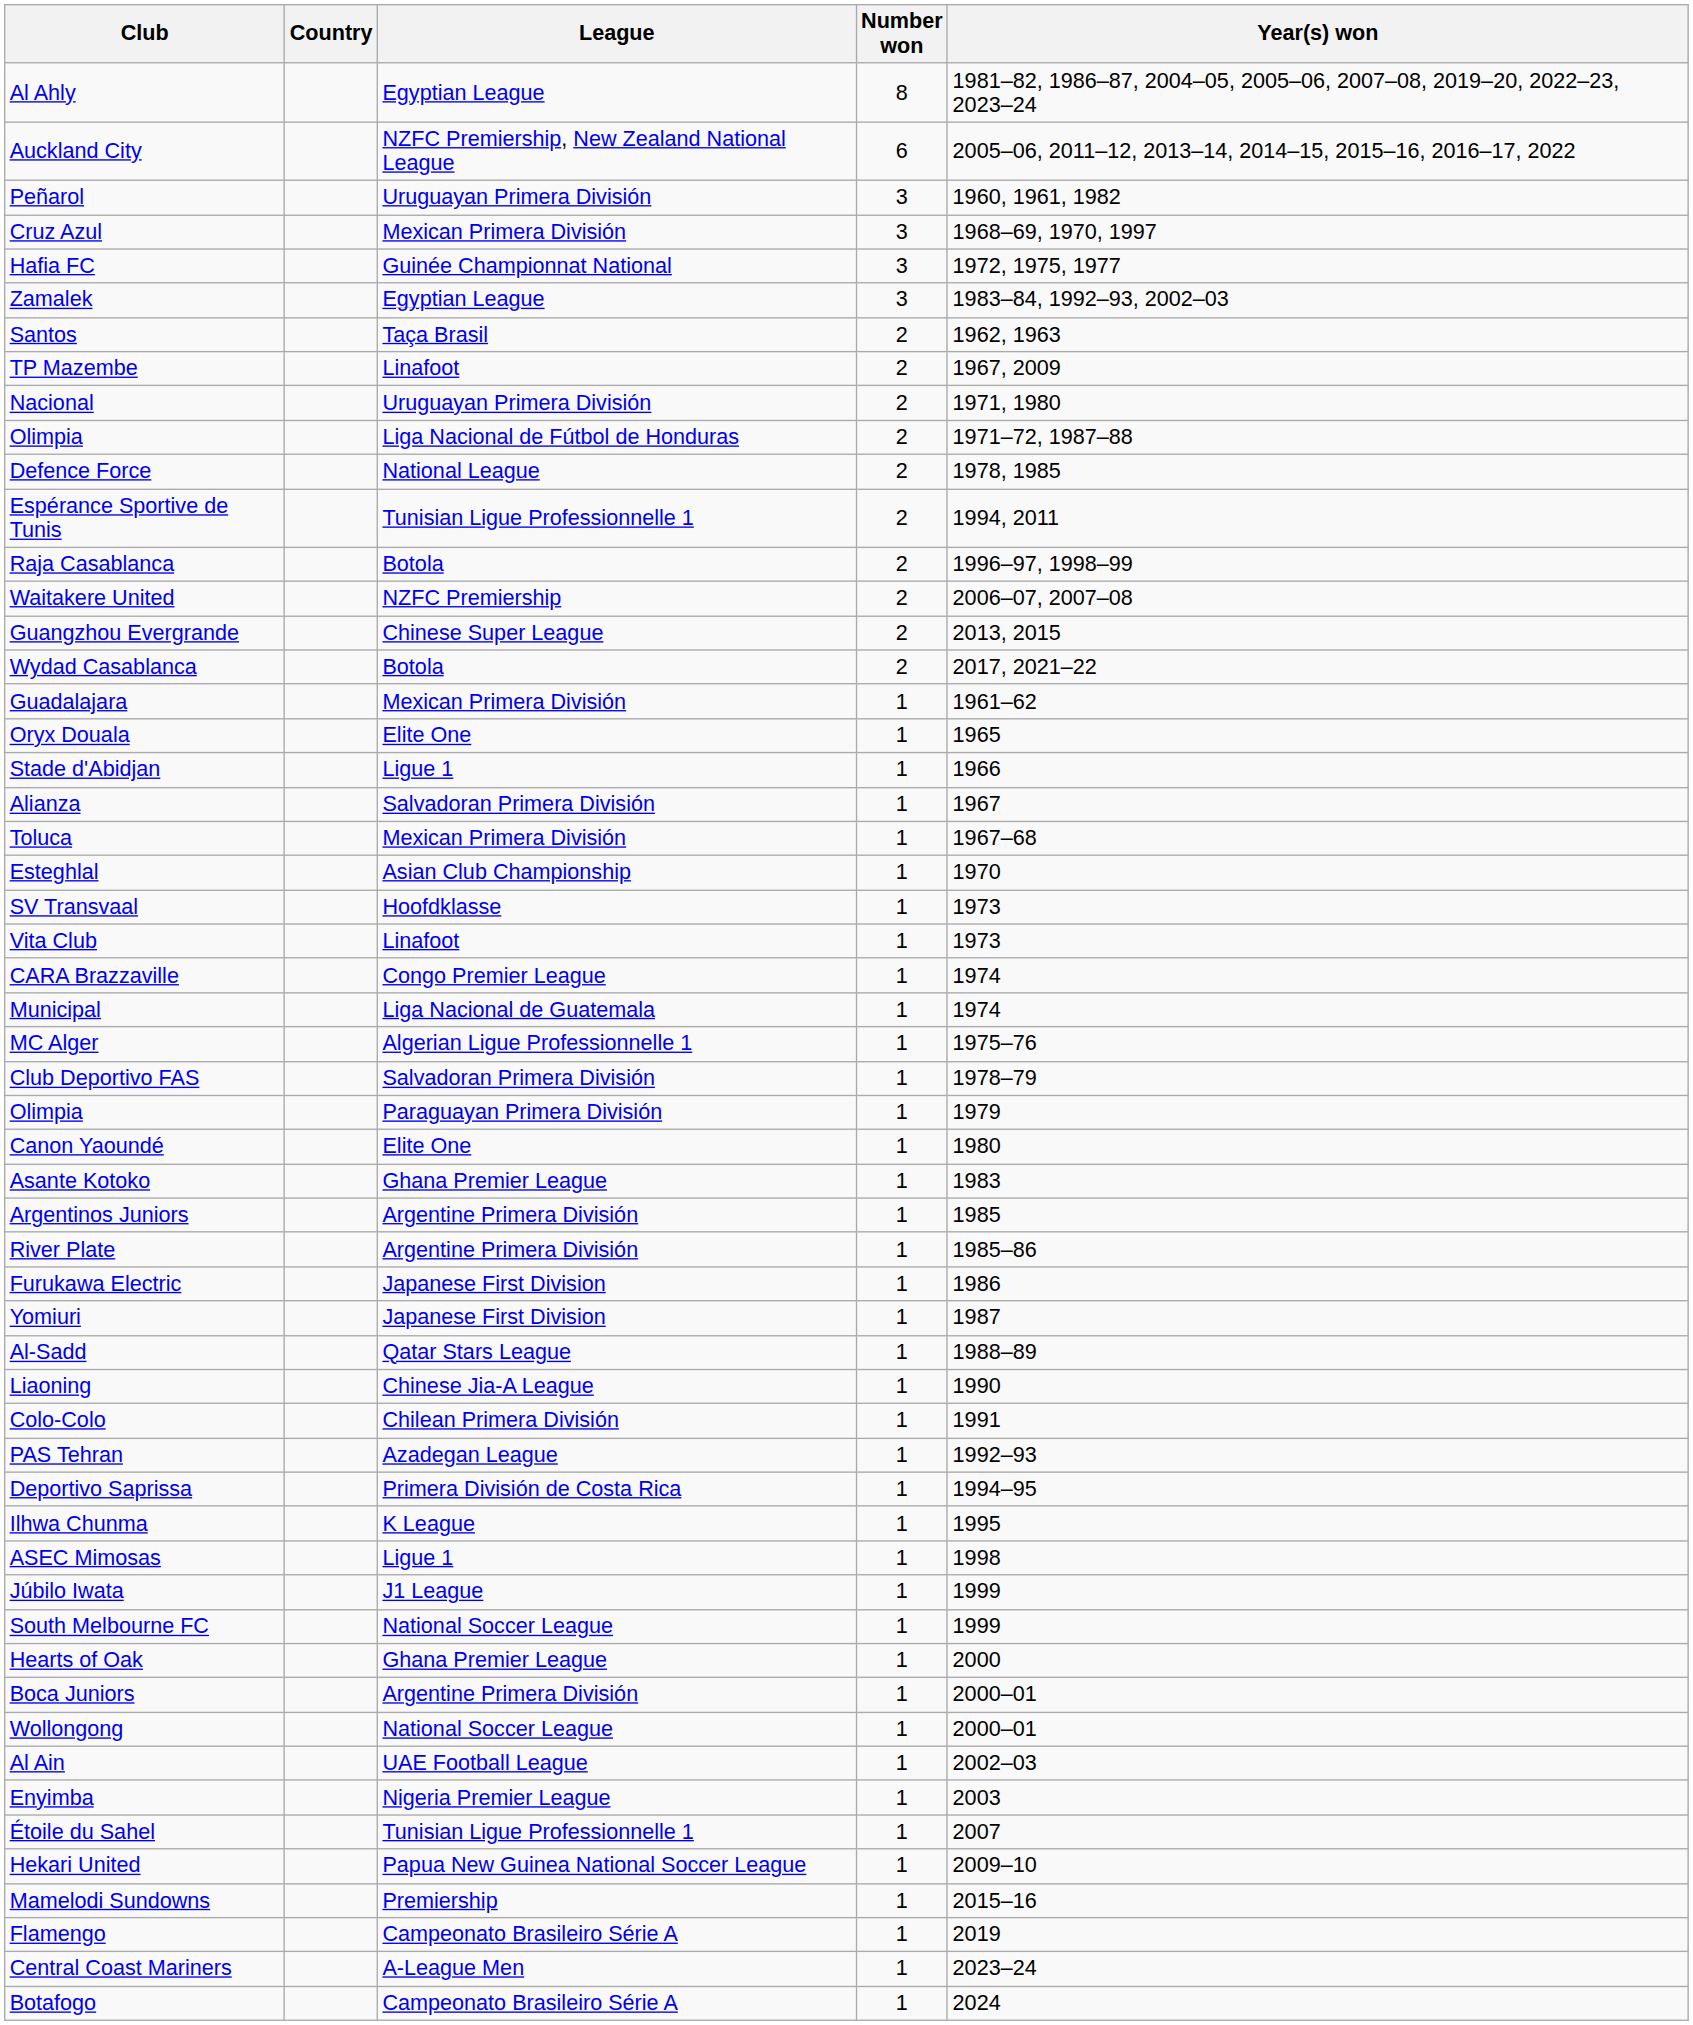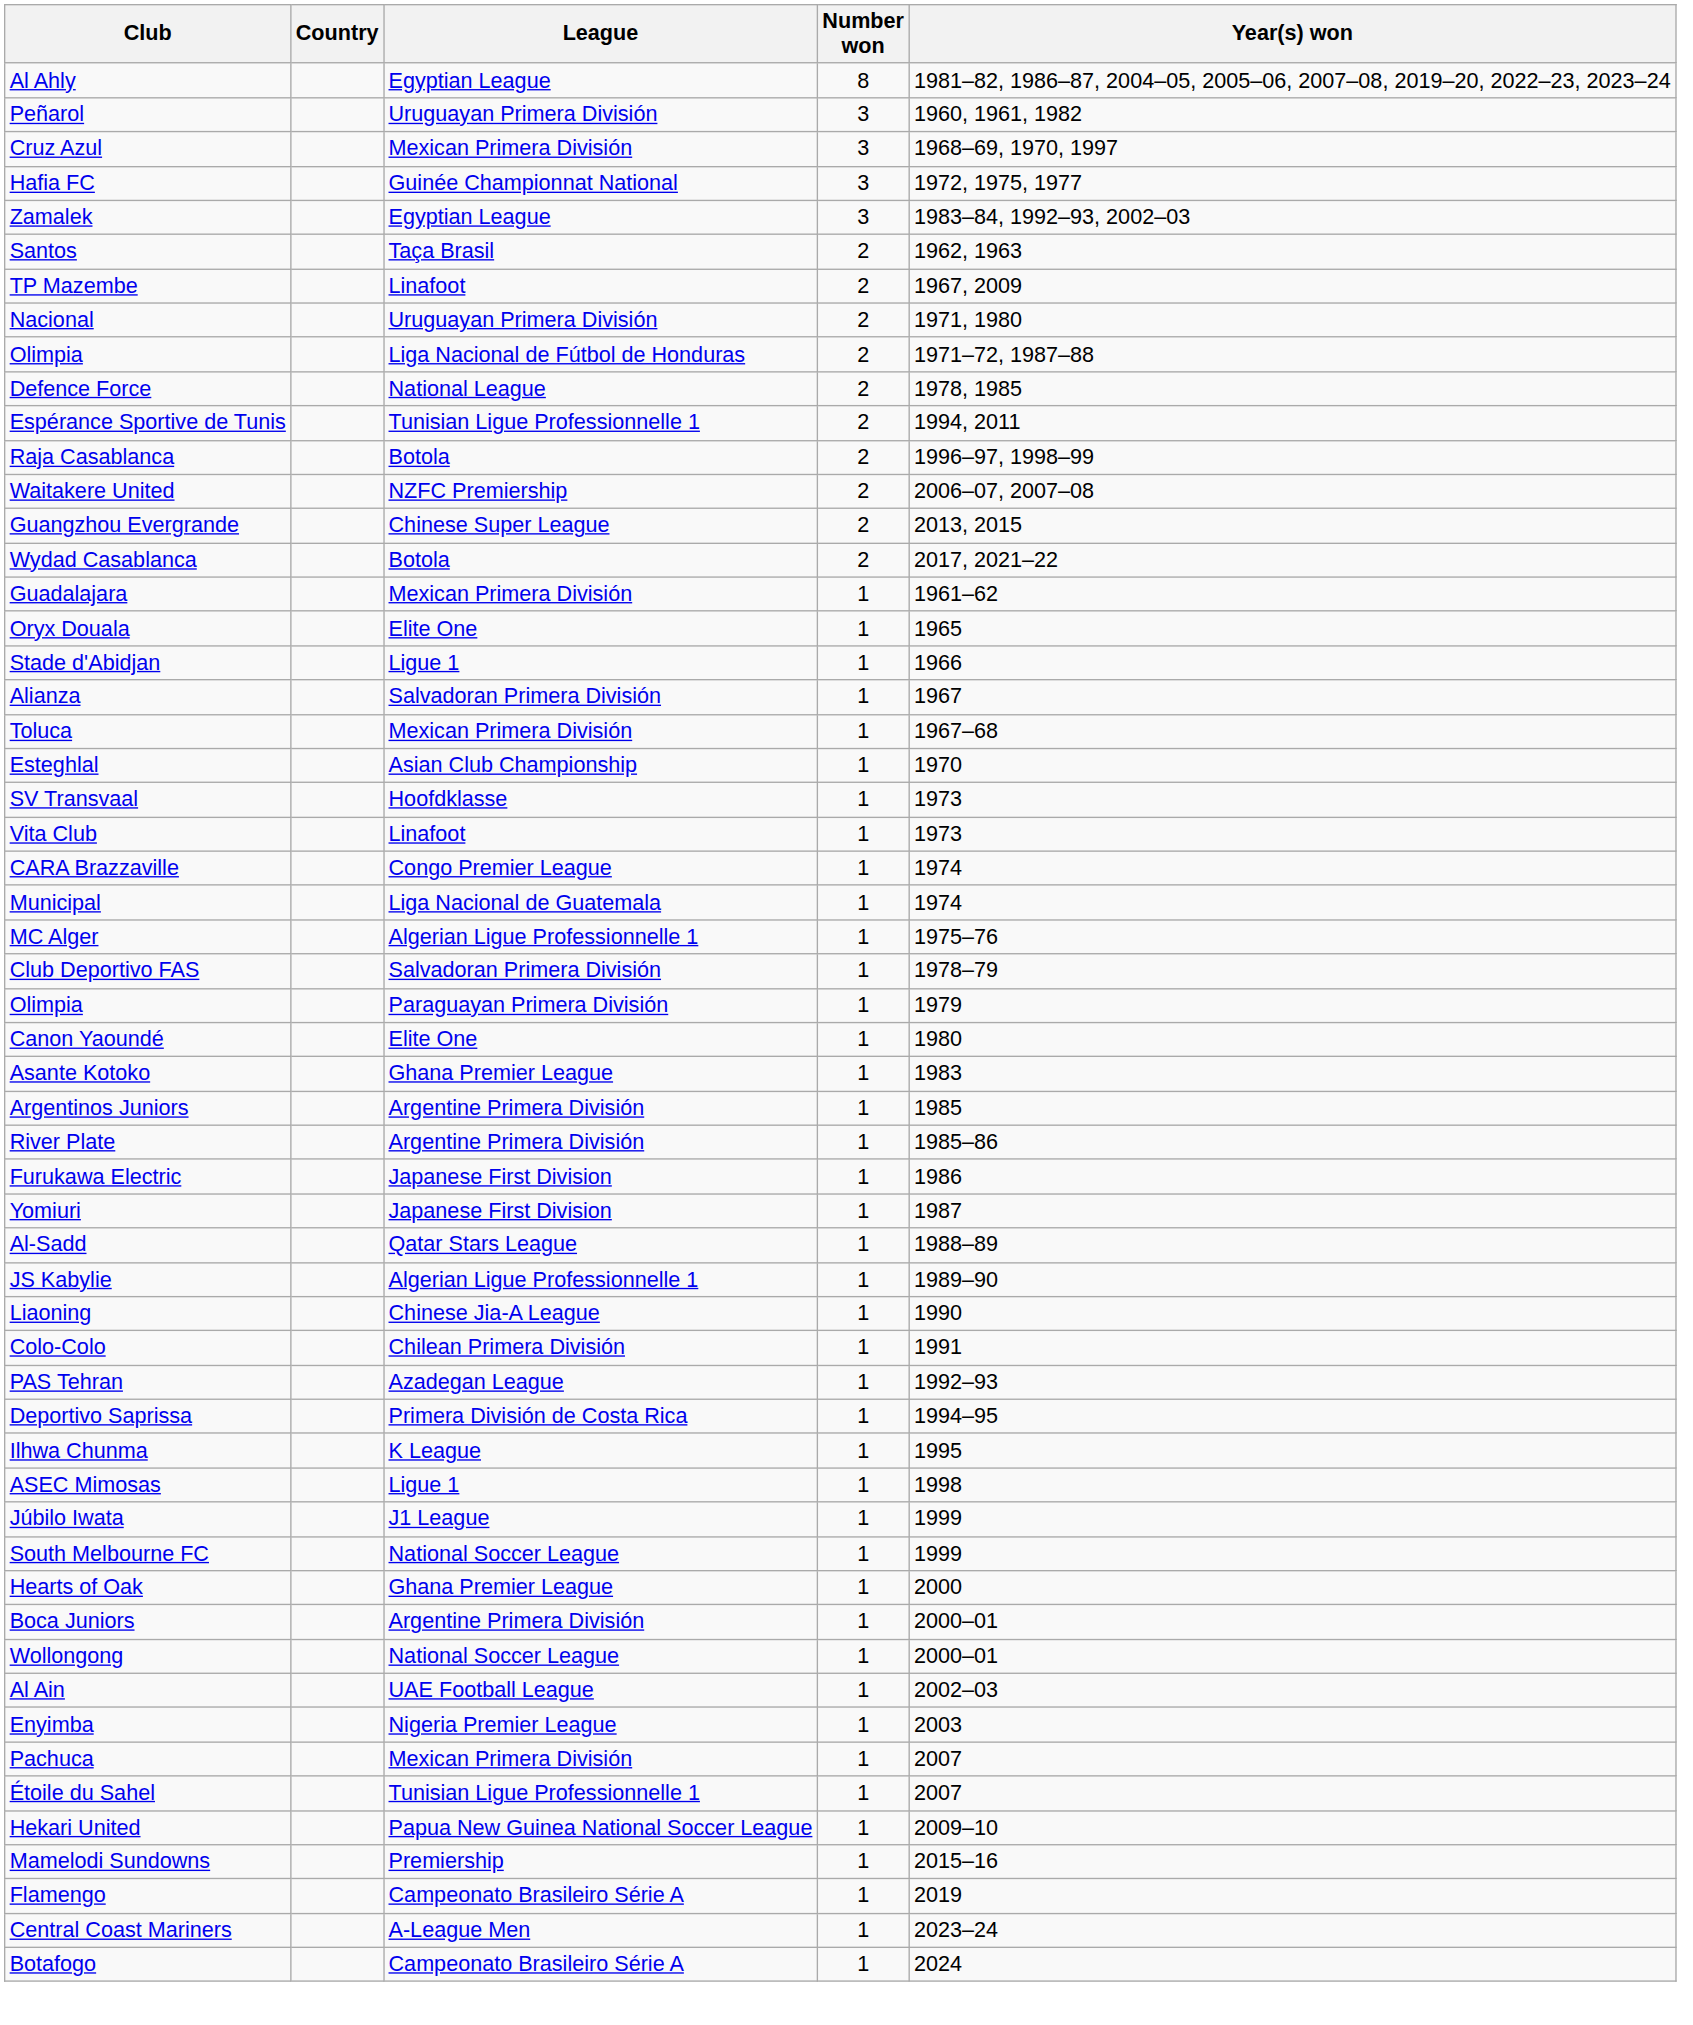- row: (76, 150)
+ row: (61, 1279)
+ row: (52, 1758)
